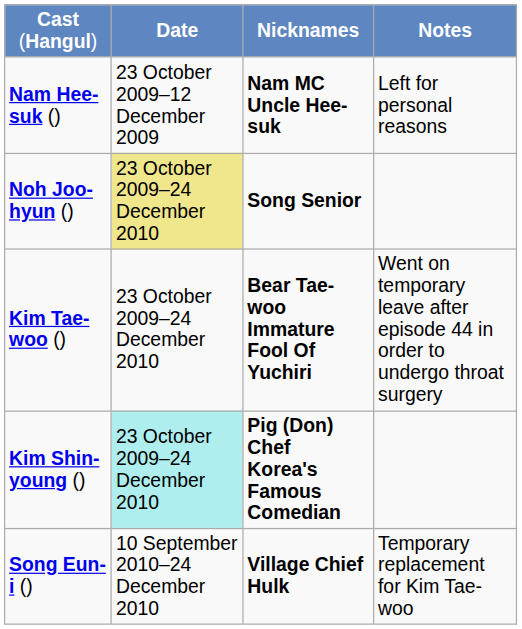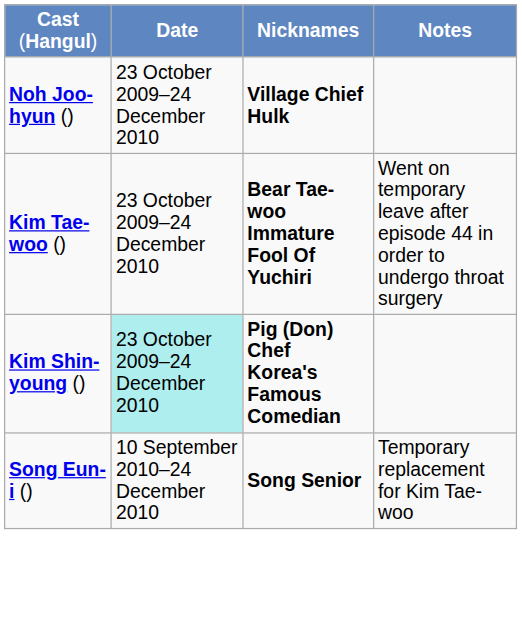- row: (54, 105)
(164, 201) khaki background -> (164, 105) no background
(304, 201) Song Senior -> (305, 105) Village Chief Hulk
(305, 576) Village Chief Hulk -> (304, 480) Song Senior
